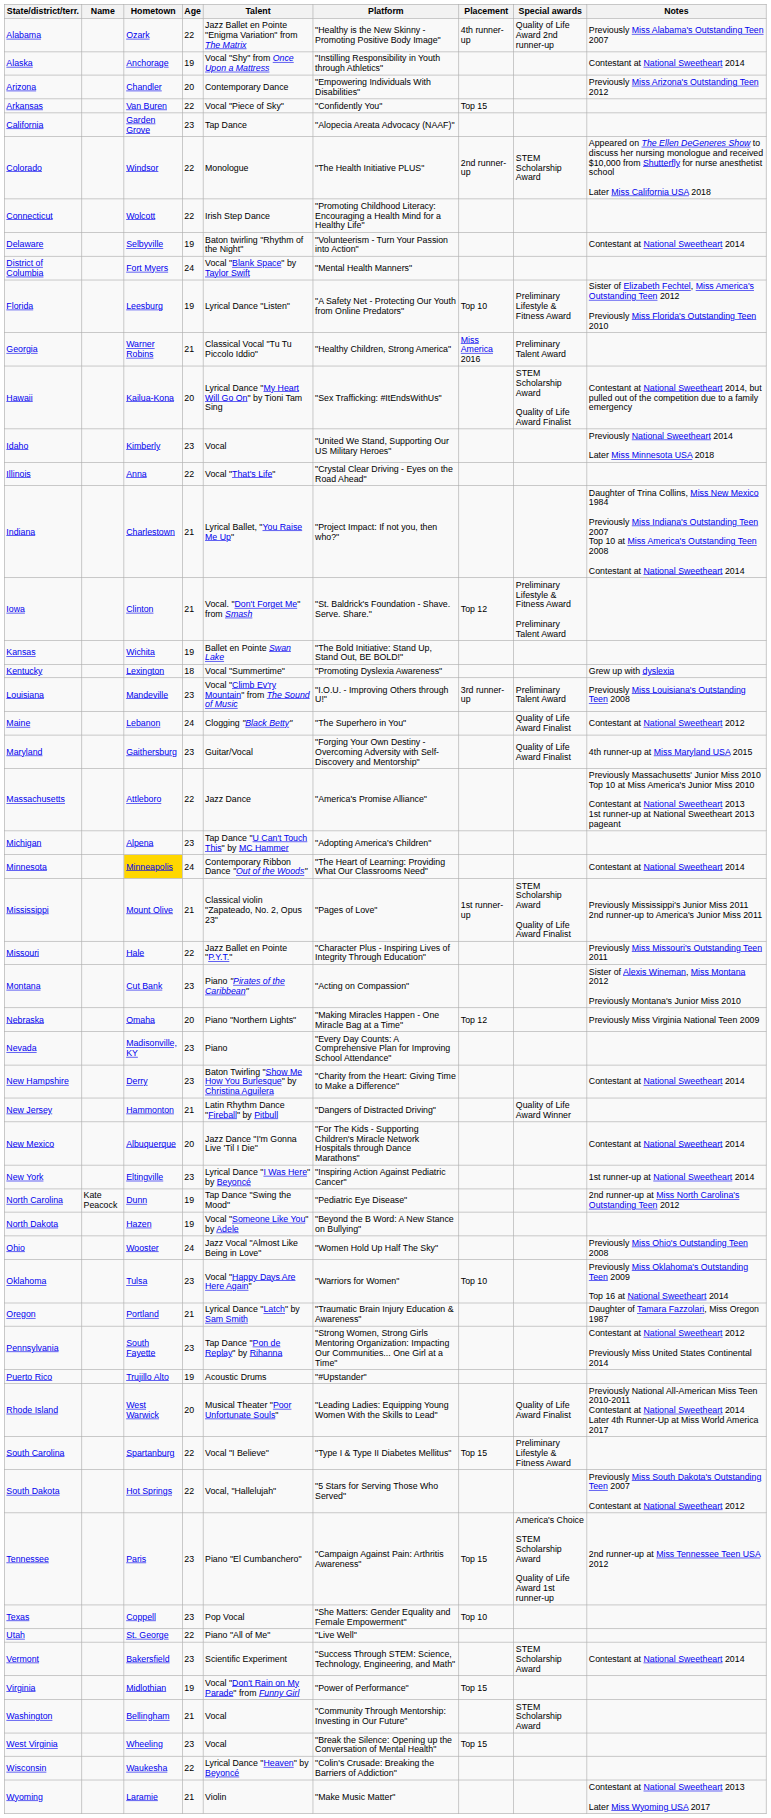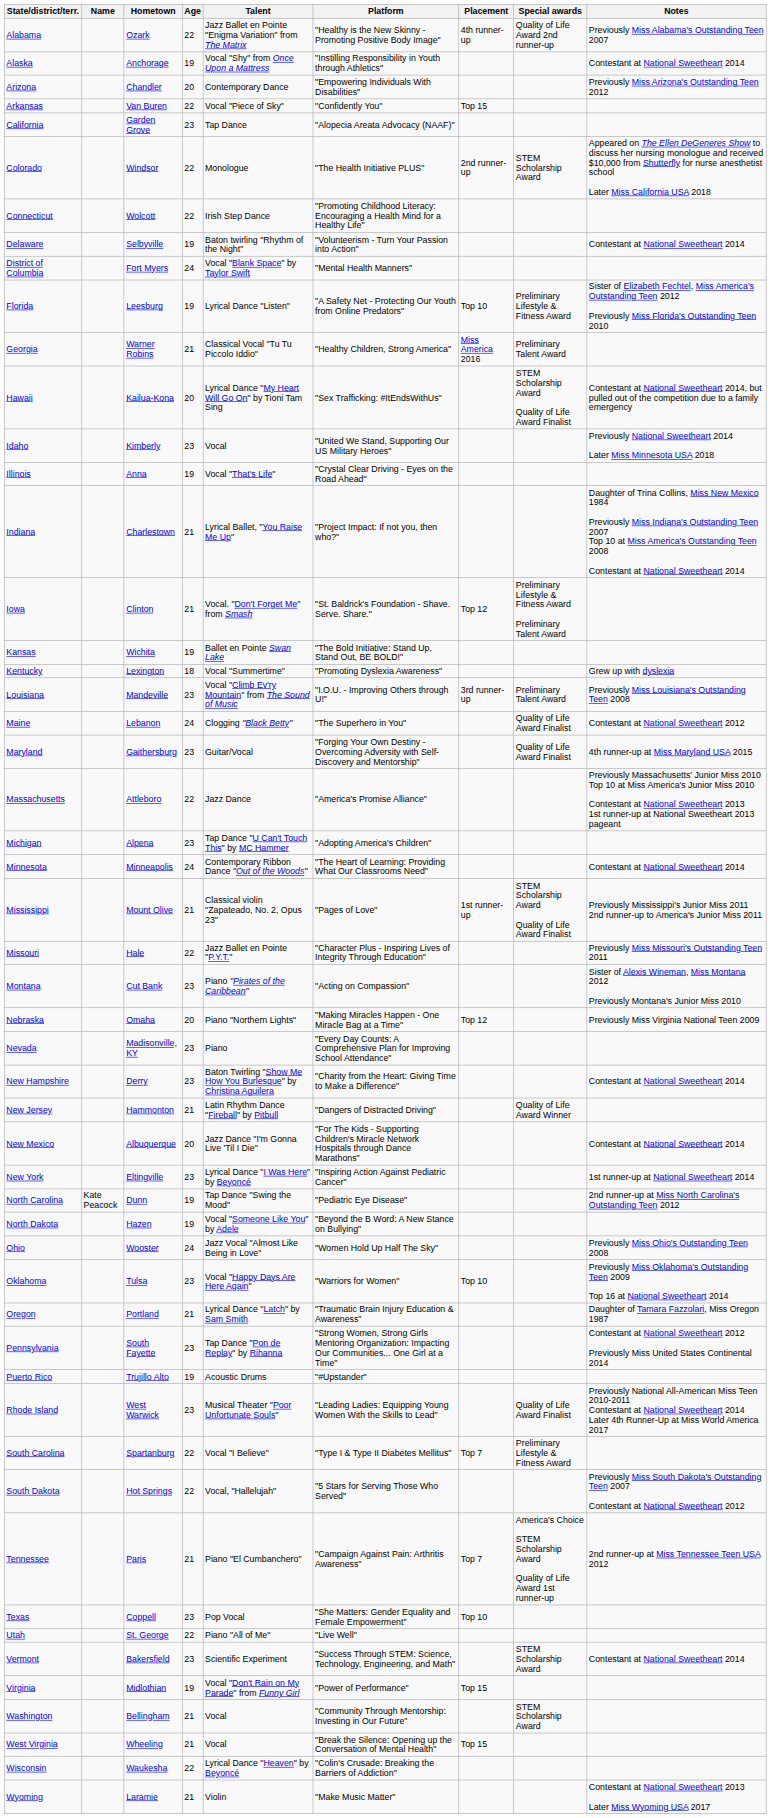(189, 474) 22 -> (189, 474) 19
(150, 867) gold background -> (150, 867) no background
(189, 1410) 20 -> (189, 1410) 23
(474, 1453) Top 15 -> (472, 1453) Top 7
(189, 1559) 23 -> (189, 1559) 21
(474, 1559) Top 15 -> (472, 1559) Top 7
(189, 1745) 23 -> (189, 1745) 21
